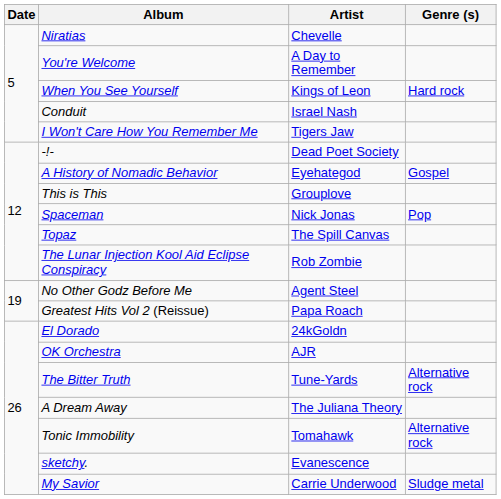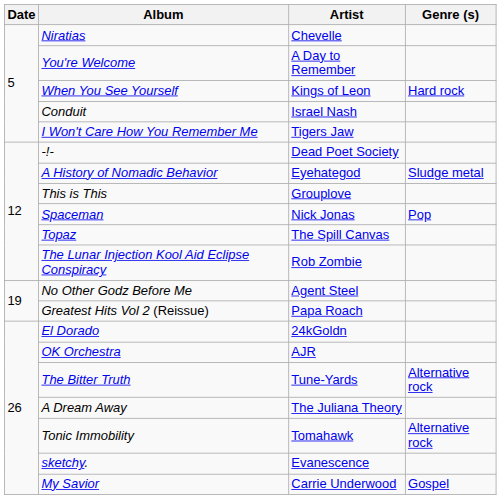(429, 173) Gospel -> (446, 173) Sludge metal
(446, 484) Sludge metal -> (429, 484) Gospel
